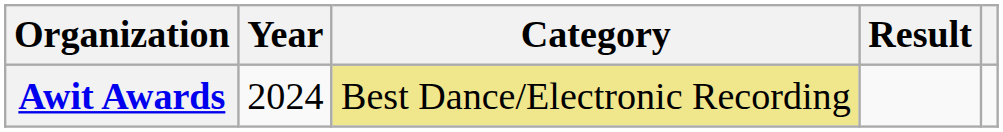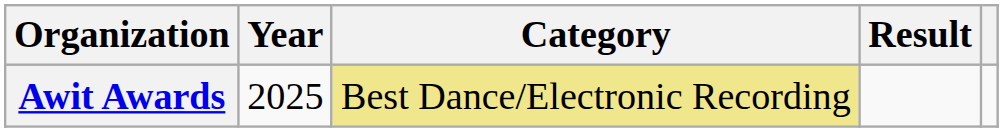(285, 95) 2024 -> (285, 95) 2025
